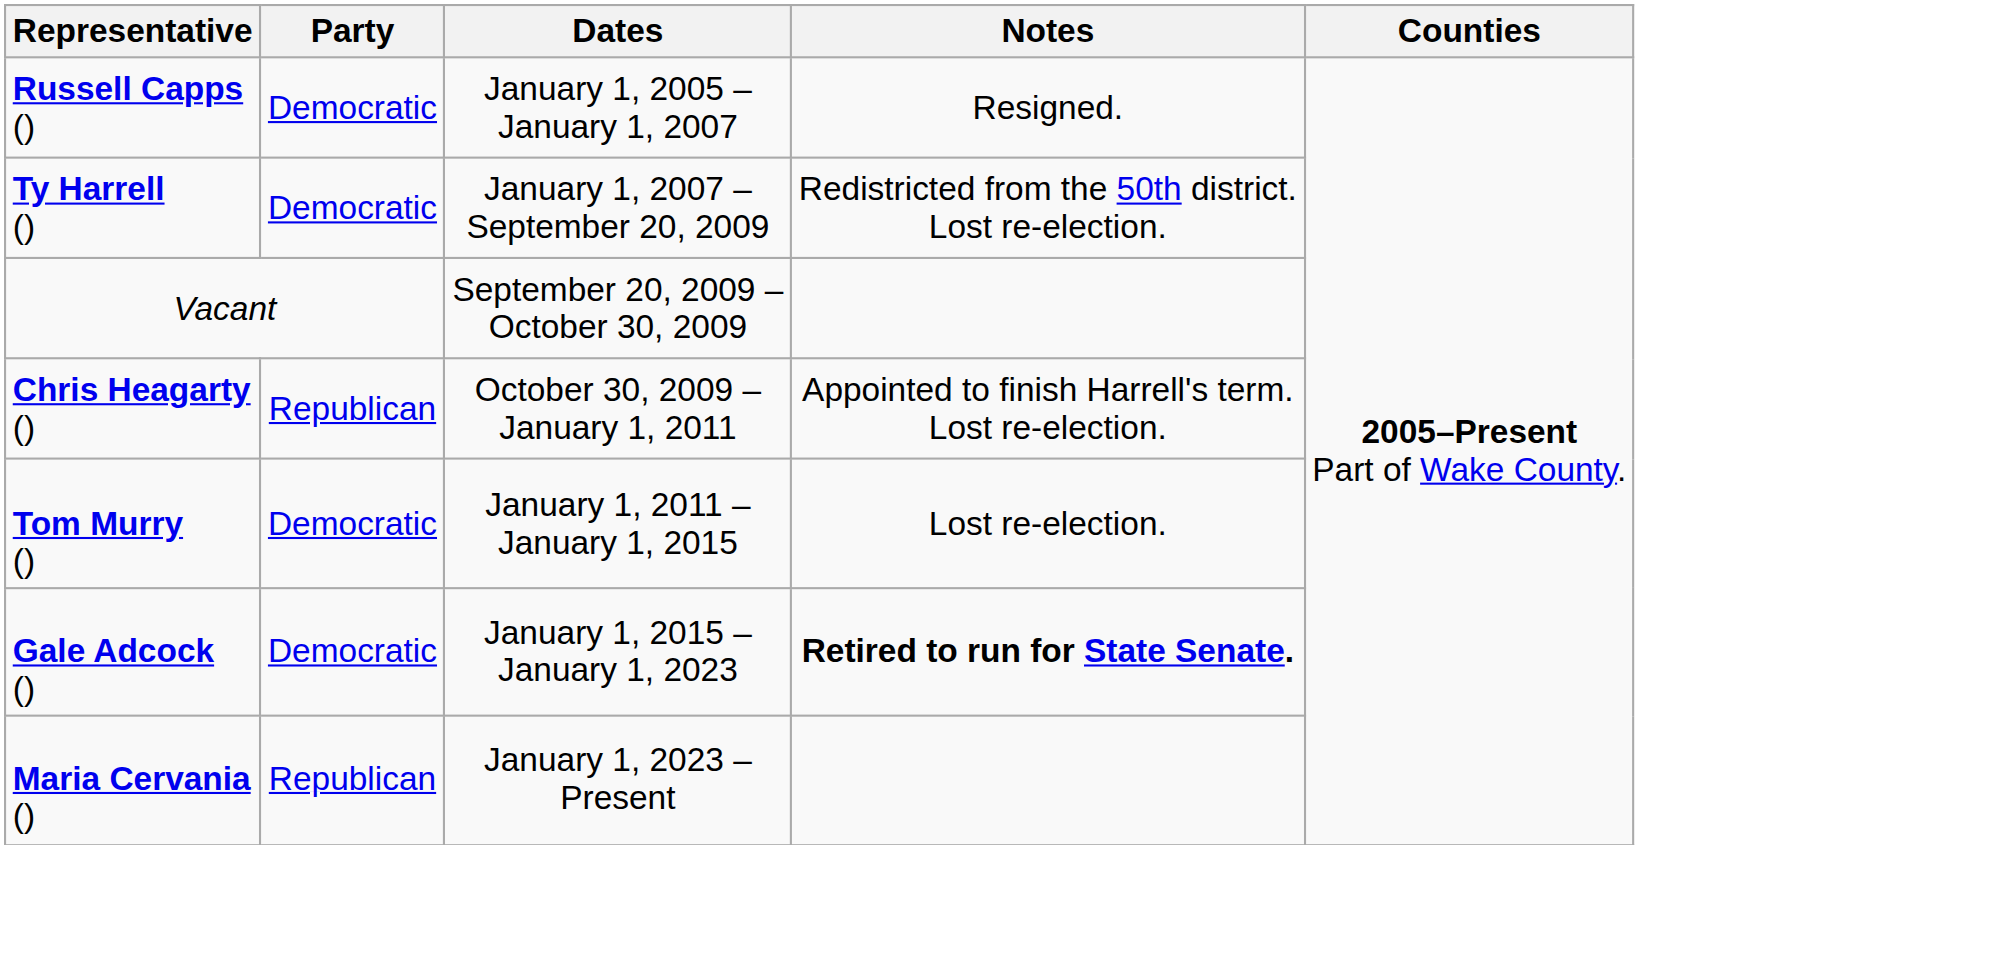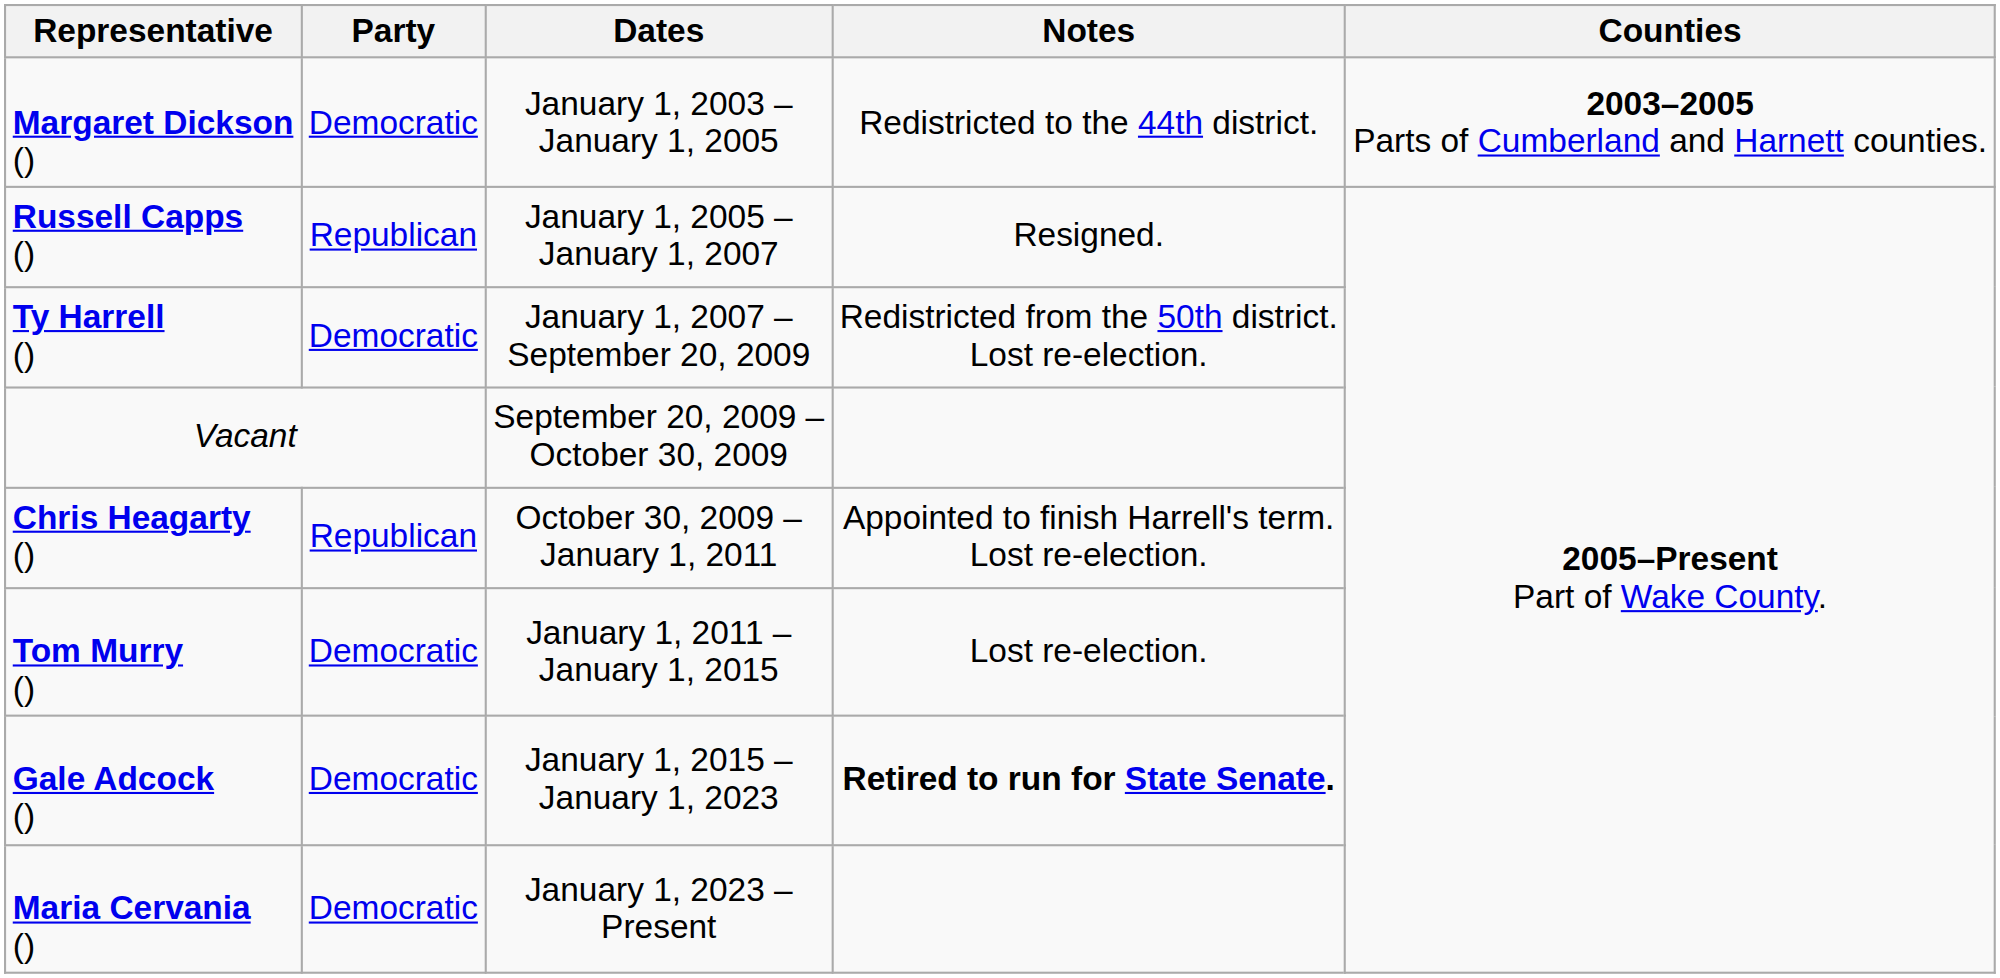+ row: (153, 140)
(352, 107) Democratic -> (393, 235) Republican
(352, 779) Republican -> (393, 907) Democratic
